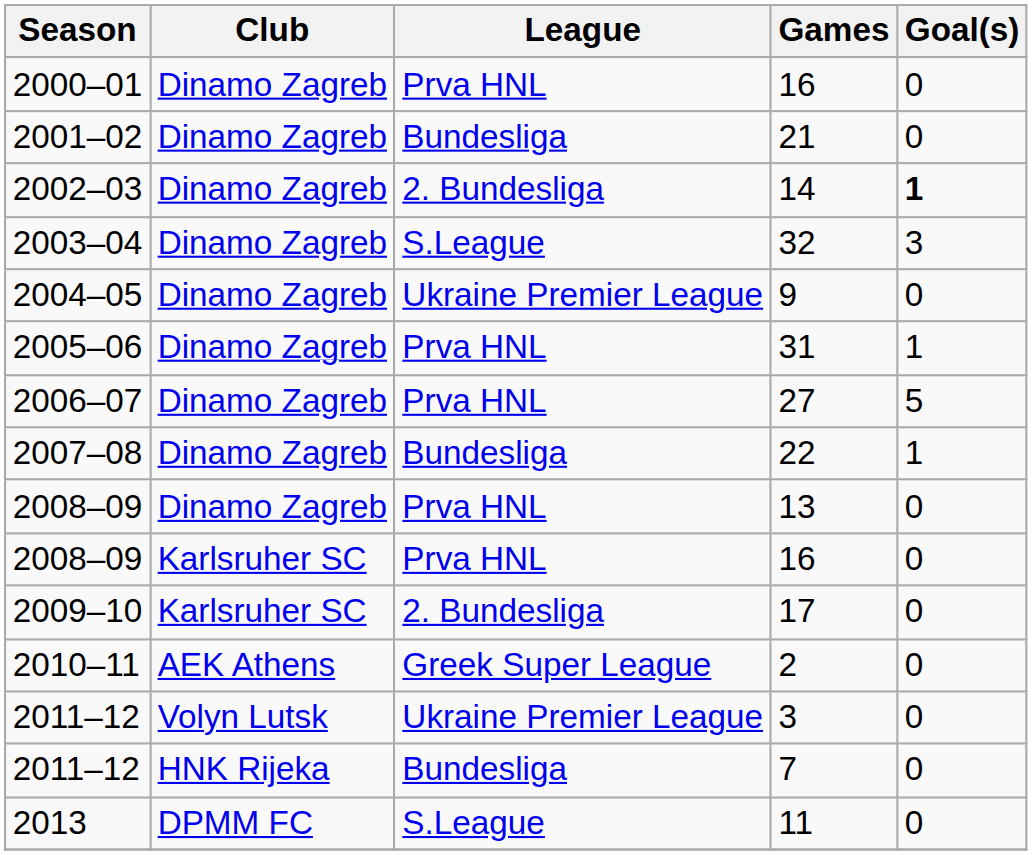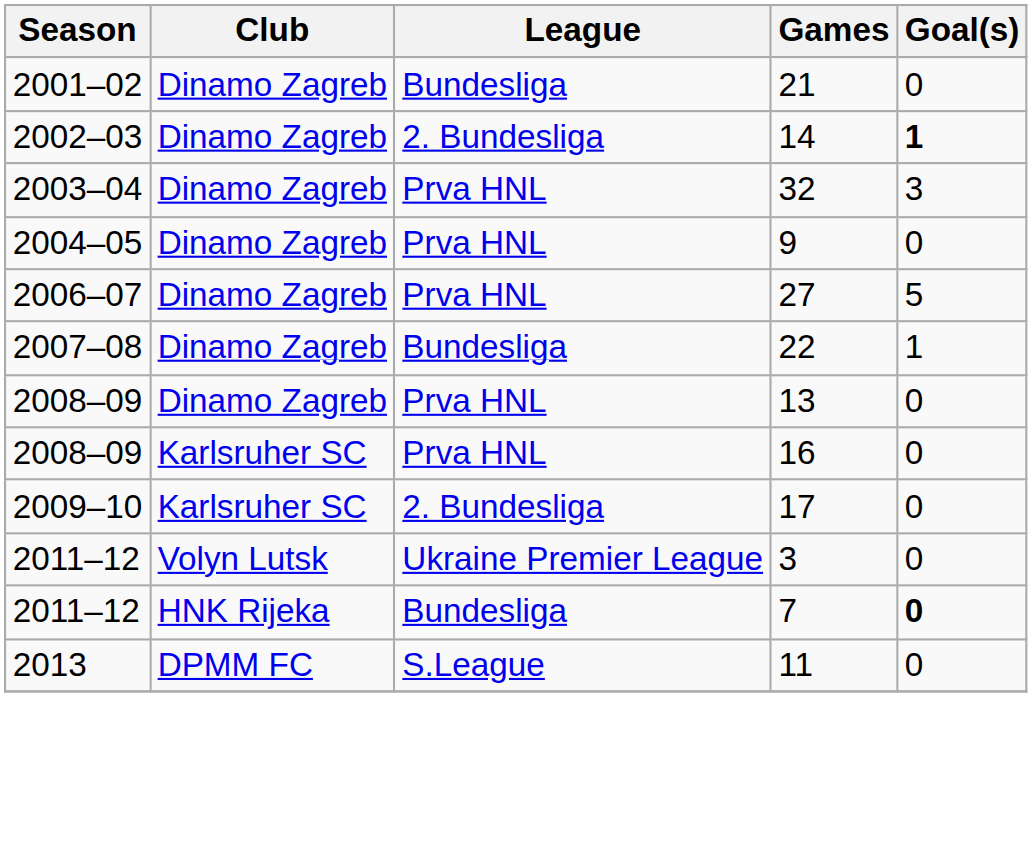- row: (77, 83)
(474, 242) S.League -> (474, 189) Prva HNL
(583, 294) Ukraine Premier League -> (474, 242) Prva HNL
- row: (77, 347)
- row: (76, 664)
(914, 769) normal -> (914, 611) bold
